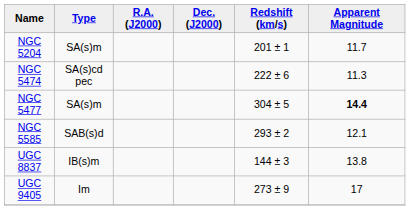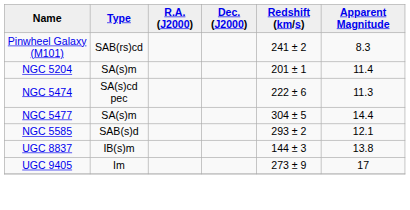+ row: (47, 47)
(357, 47) 11.7 -> (363, 70) 11.4
(357, 104) bold -> (363, 115) normal
